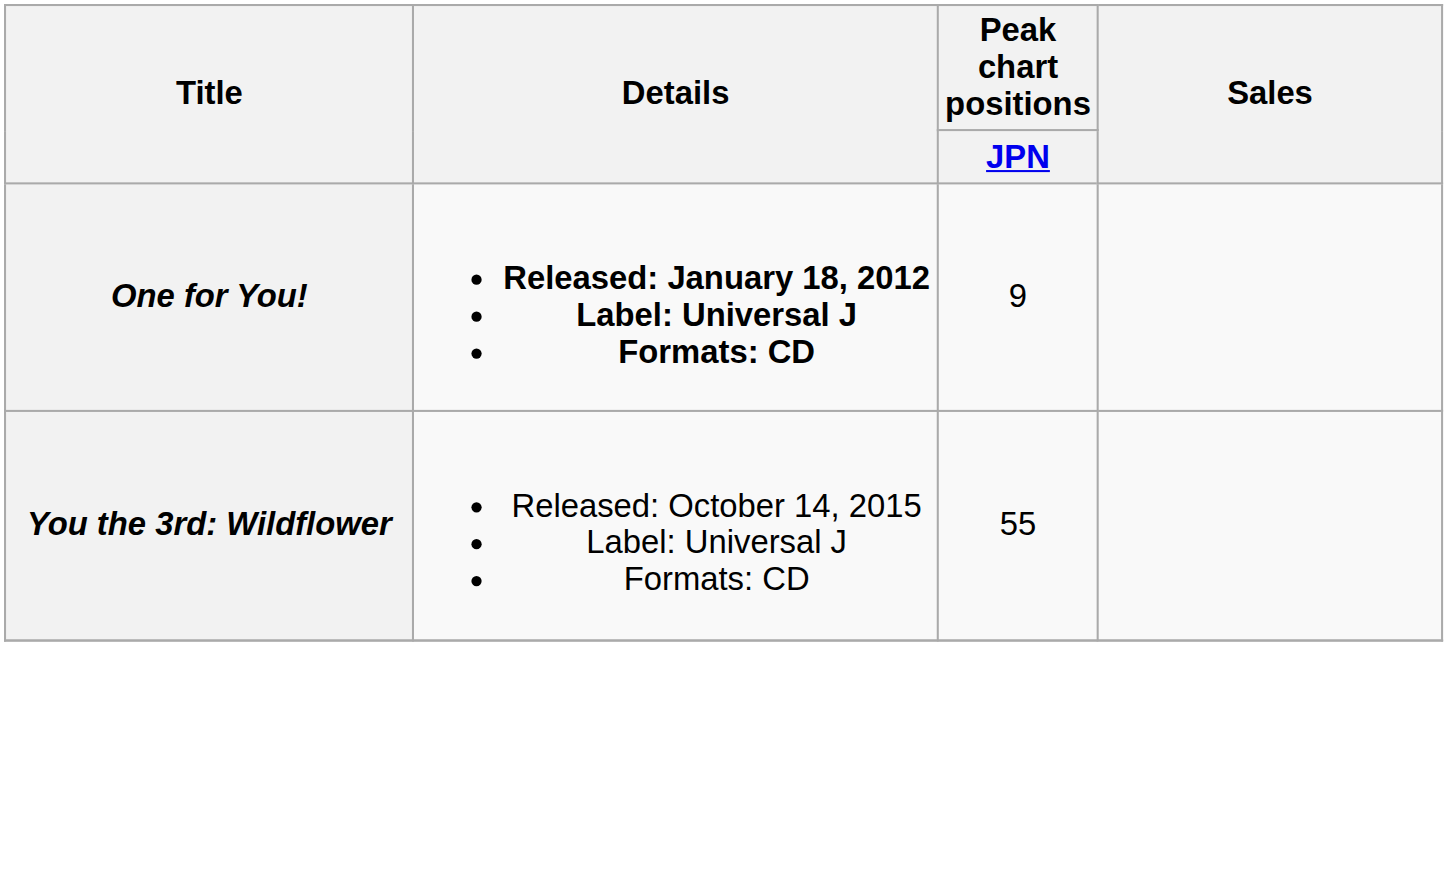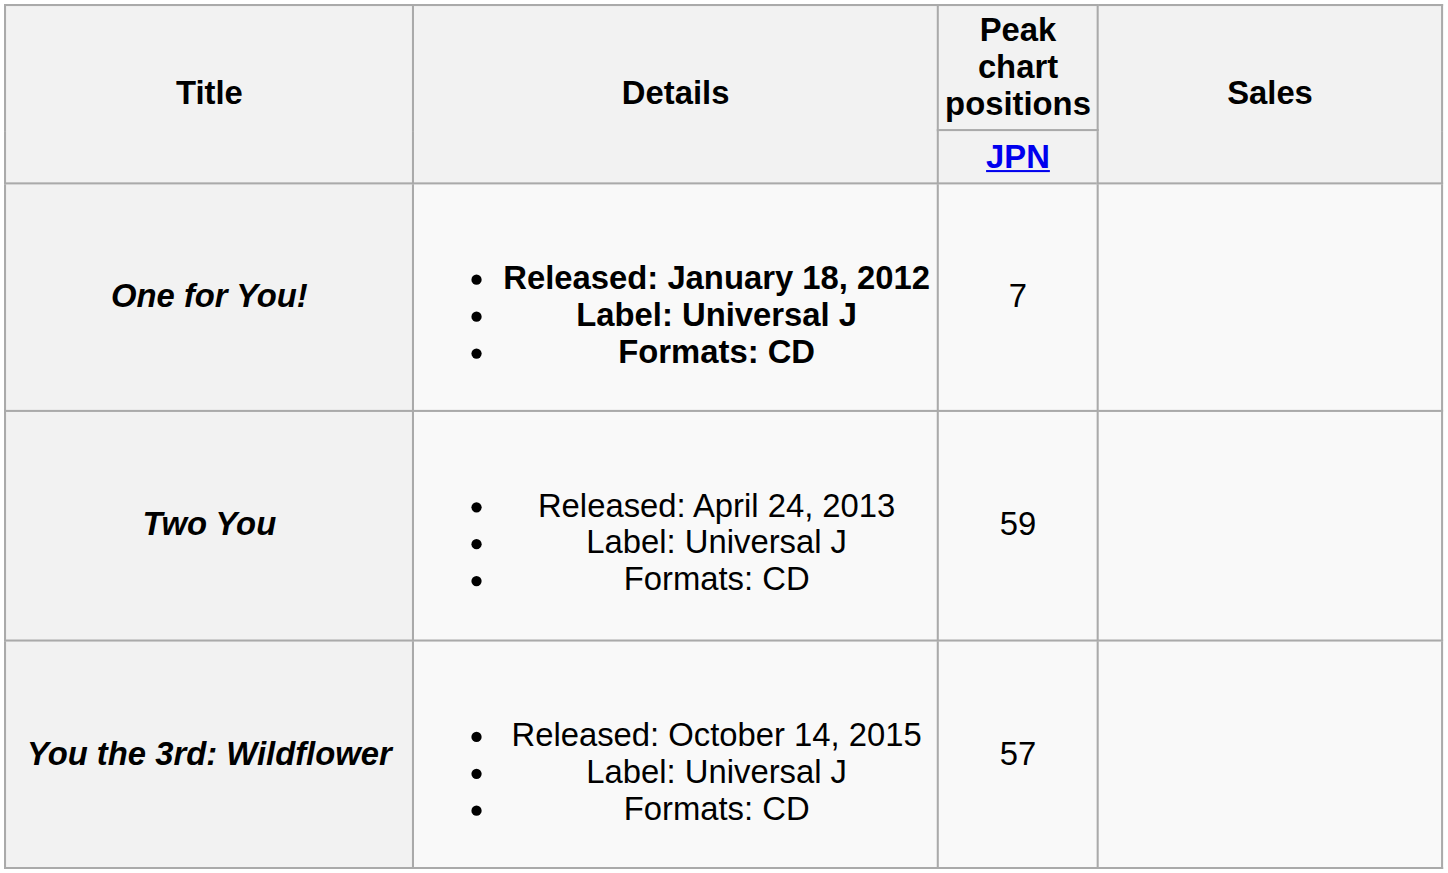(1018, 296) 9 -> (1018, 296) 7
+ row: (209, 524)
(1018, 524) 55 -> (1018, 753) 57
